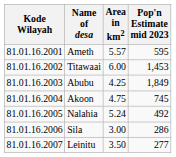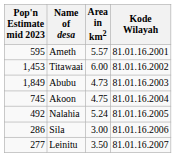columns swapped: (35, 24) <-> (149, 24)
(117, 83) 4.25 -> (99, 83) 4.73
